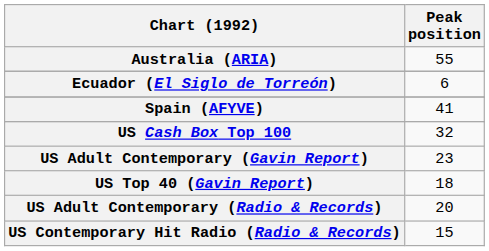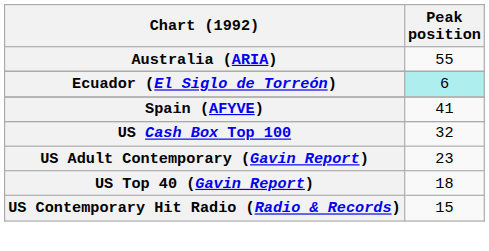(444, 84) no background -> (444, 84) paleturquoise background
- row: (204, 208)
